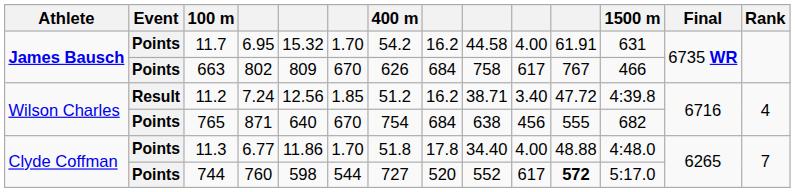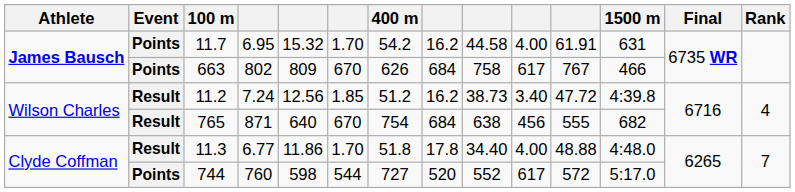(487, 97) 38.71 -> (487, 97) 38.73
(156, 123) Points -> (156, 123) Result
(156, 149) Points -> (156, 149) Result
(576, 175) bold -> (576, 175) normal
